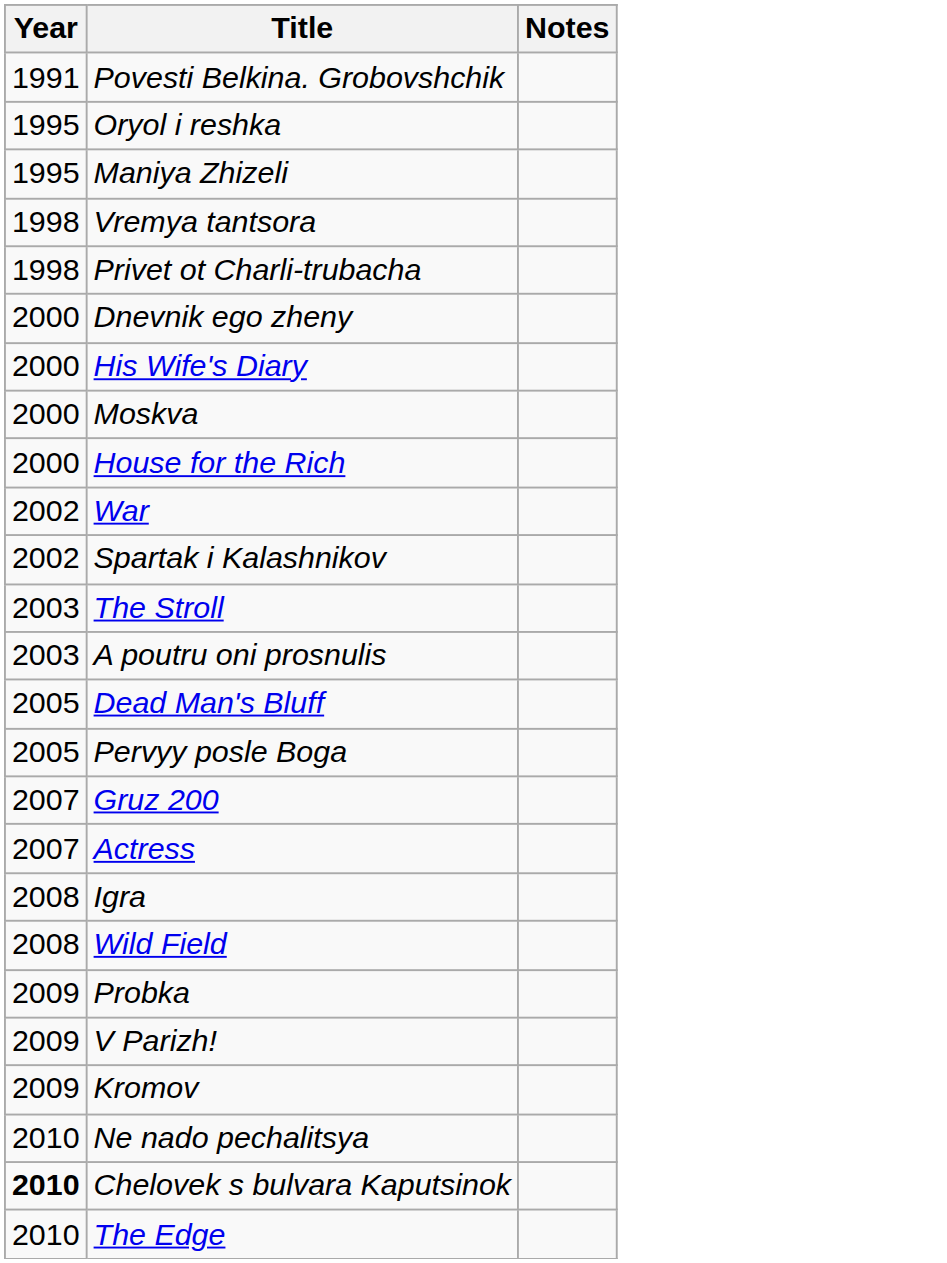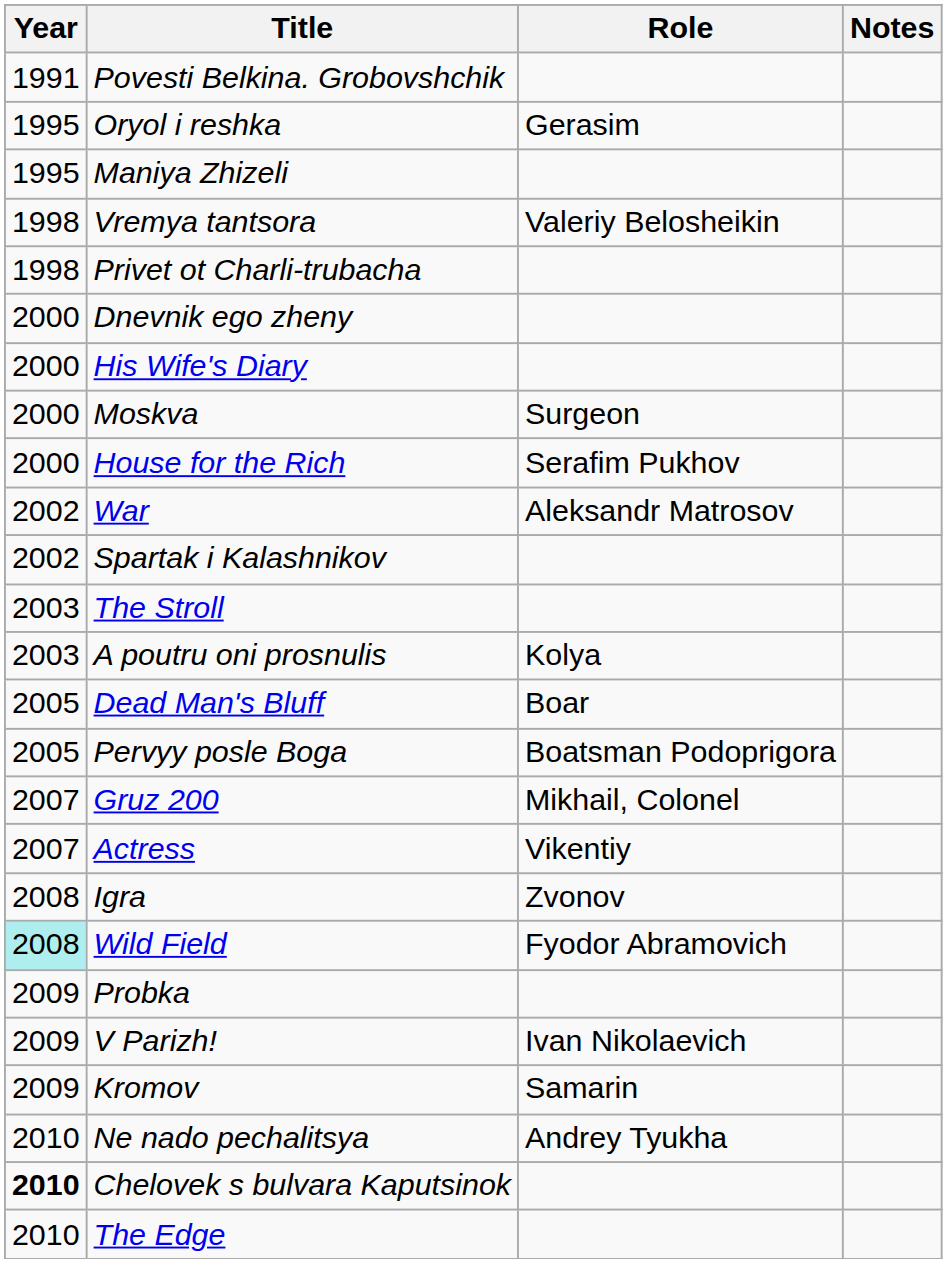+ column: (680, 28)
(46, 944) no background -> (46, 944) paleturquoise background
